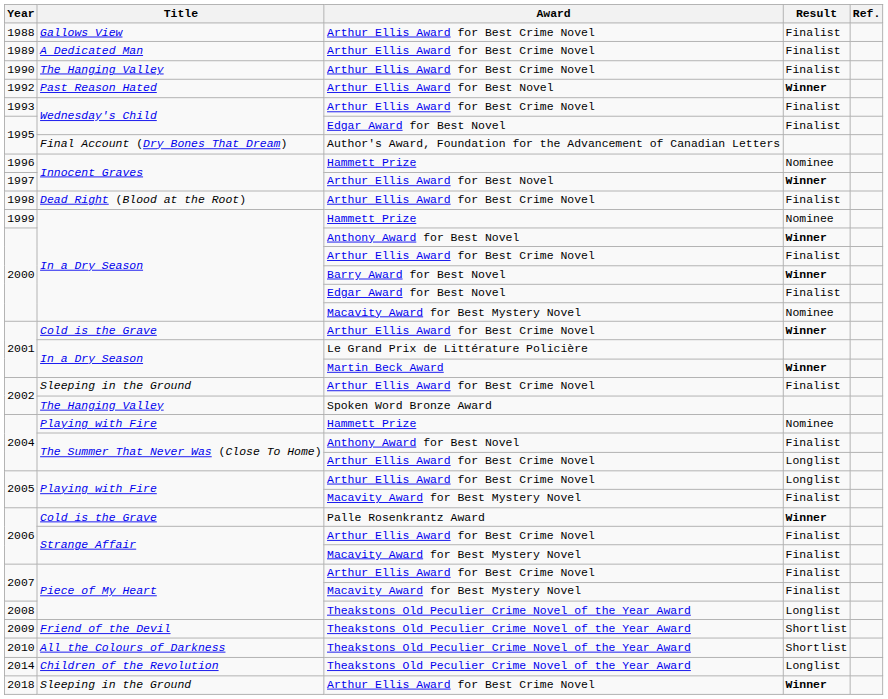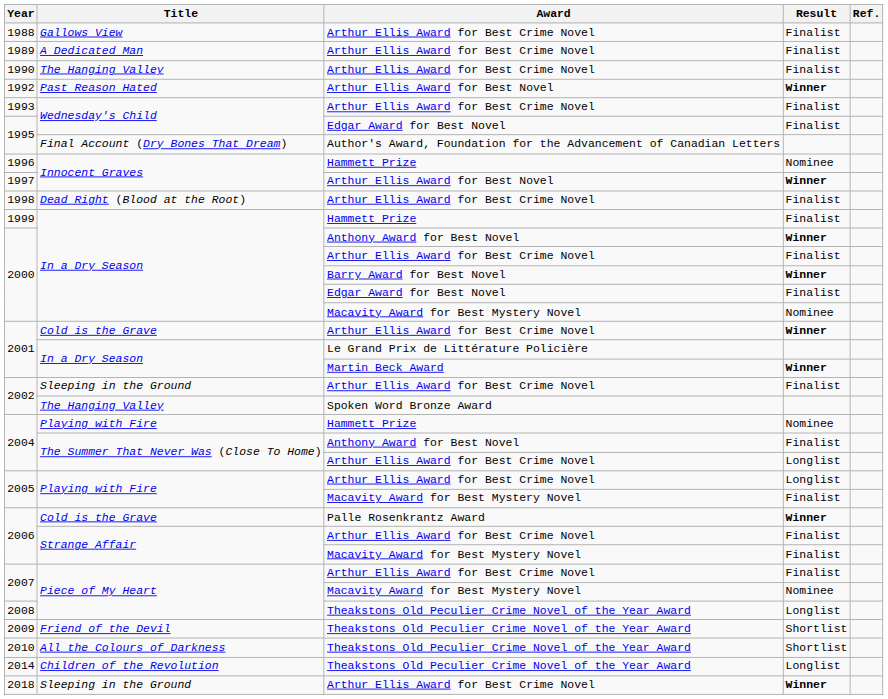(810, 219) Nominee -> (813, 219) Finalist
(813, 592) Finalist -> (810, 592) Nominee
